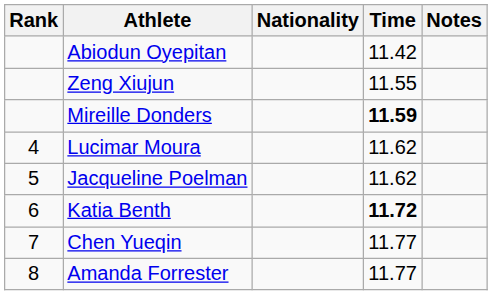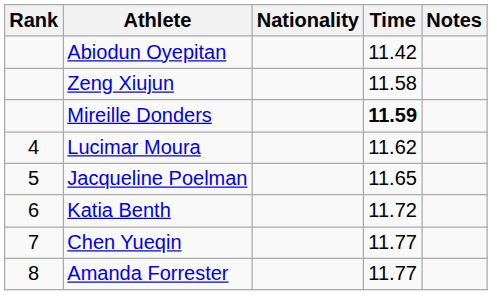(393, 83) 11.55 -> (393, 83) 11.58
(393, 178) 11.62 -> (393, 178) 11.65
(393, 210) bold -> (393, 210) normal
